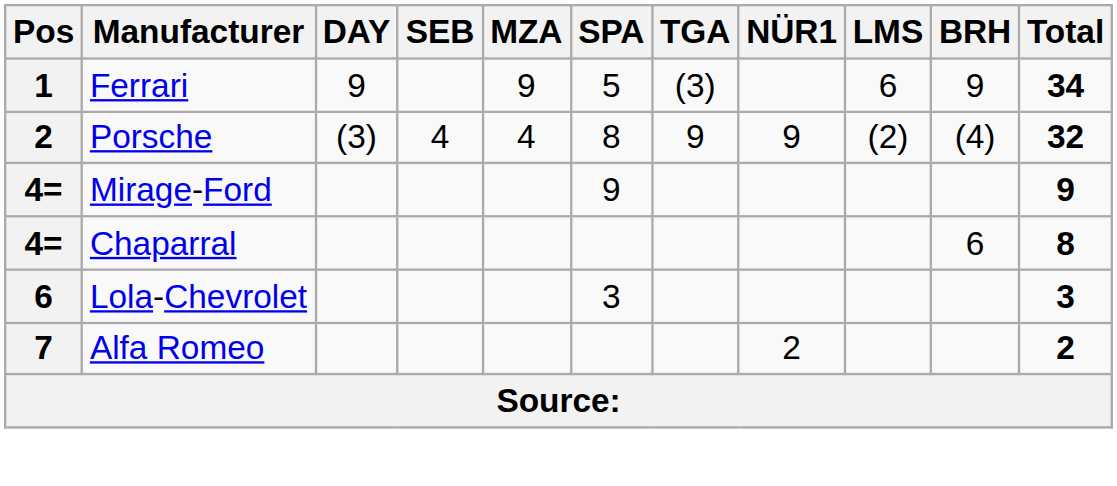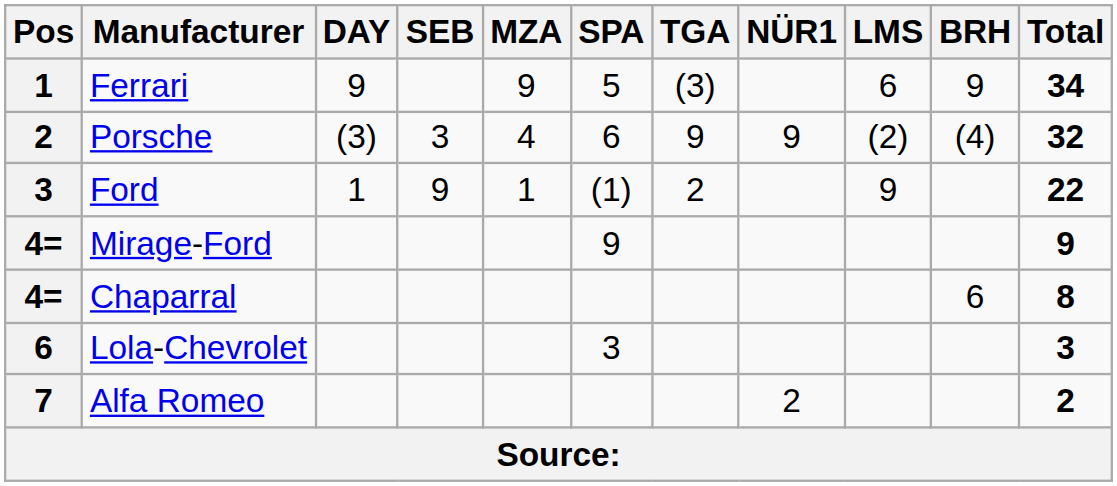(440, 138) 4 -> (440, 138) 3
(611, 138) 8 -> (611, 138) 6
+ row: (124, 190)
